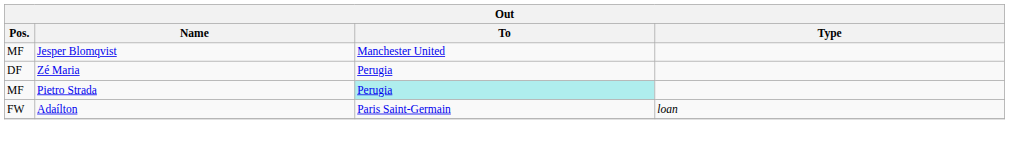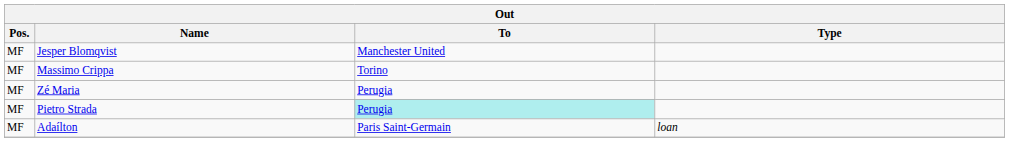+ row: (75, 71)
(14, 71) DF -> (15, 90) MF
(16, 109) FW -> (15, 128) MF
